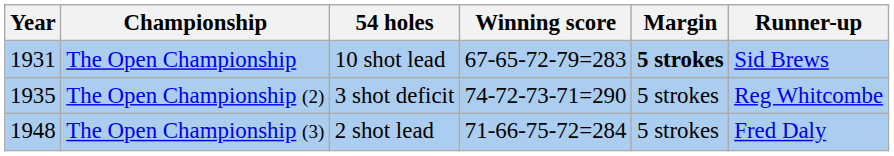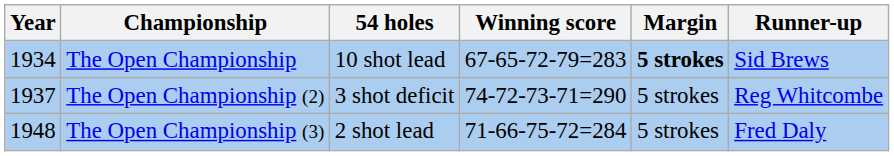(33, 58) 1931 -> (33, 58) 1934
(33, 95) 1935 -> (33, 95) 1937
